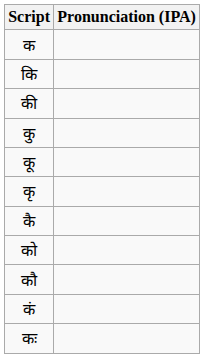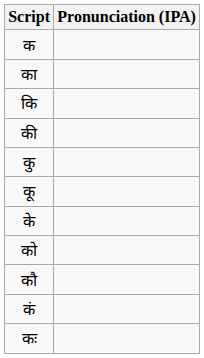+ row: (29, 74)
- row: (29, 192)
+ row: (29, 221)
- row: (29, 221)
